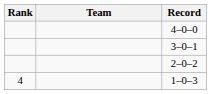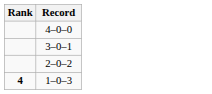- column: (99, 13)
(20, 81) normal -> (20, 81) bold
